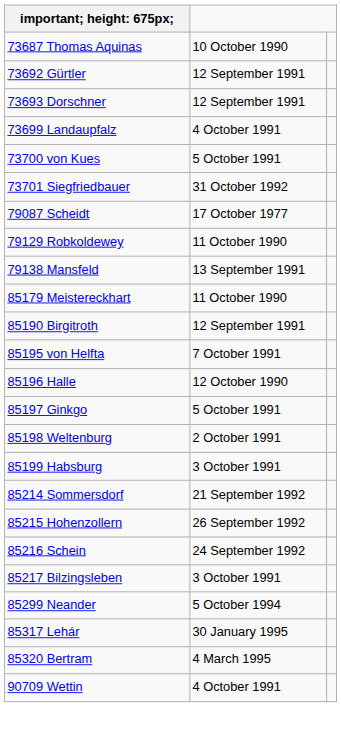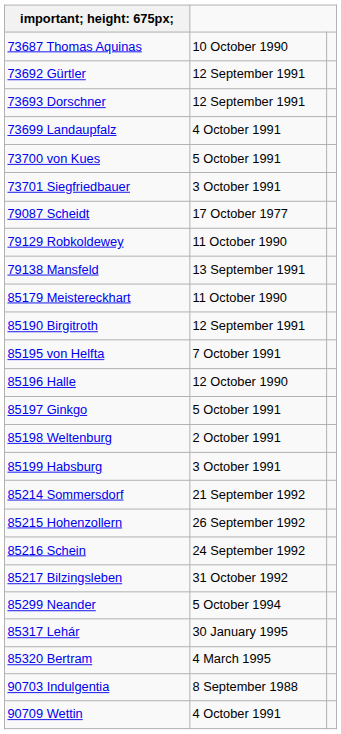(240, 186) 31 October 1992 -> (237, 186) 3 October 1991
(237, 578) 3 October 1991 -> (240, 578) 31 October 1992
+ row: (58, 686)
